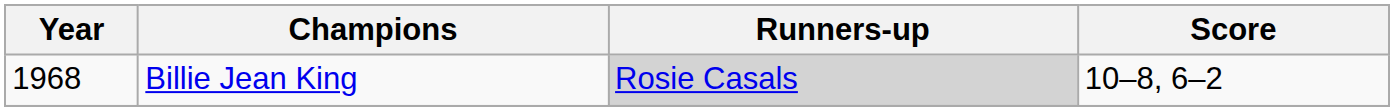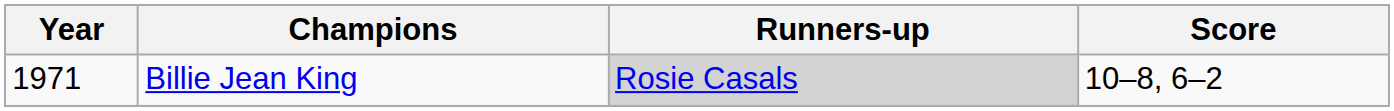(47, 79) 1968 -> (47, 79) 1971
